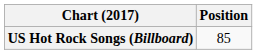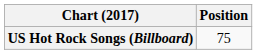(224, 37) 85 -> (224, 37) 75
